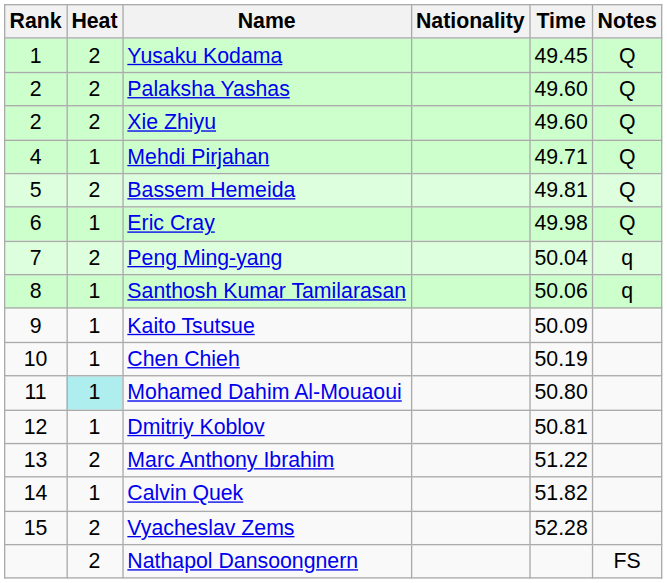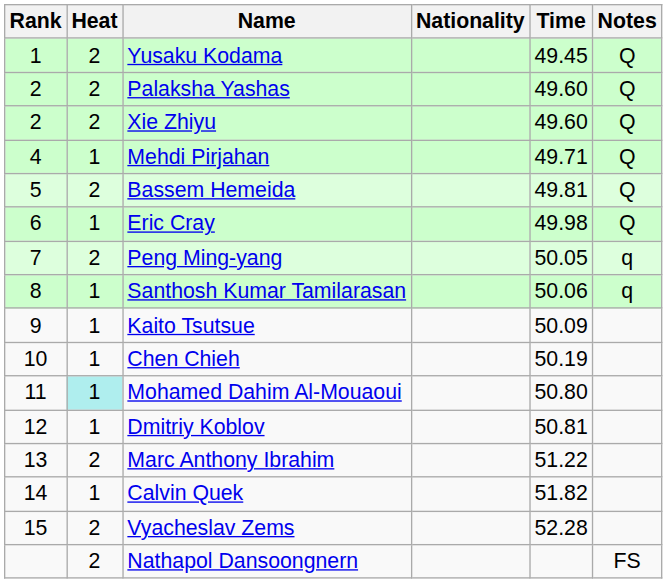(561, 257) 50.04 -> (561, 257) 50.05
